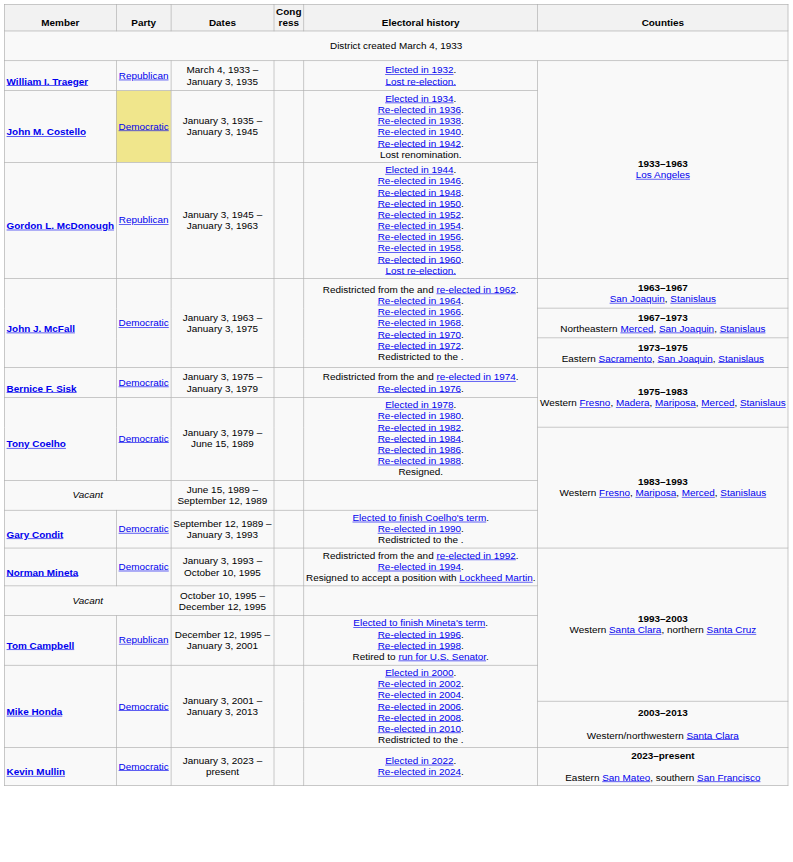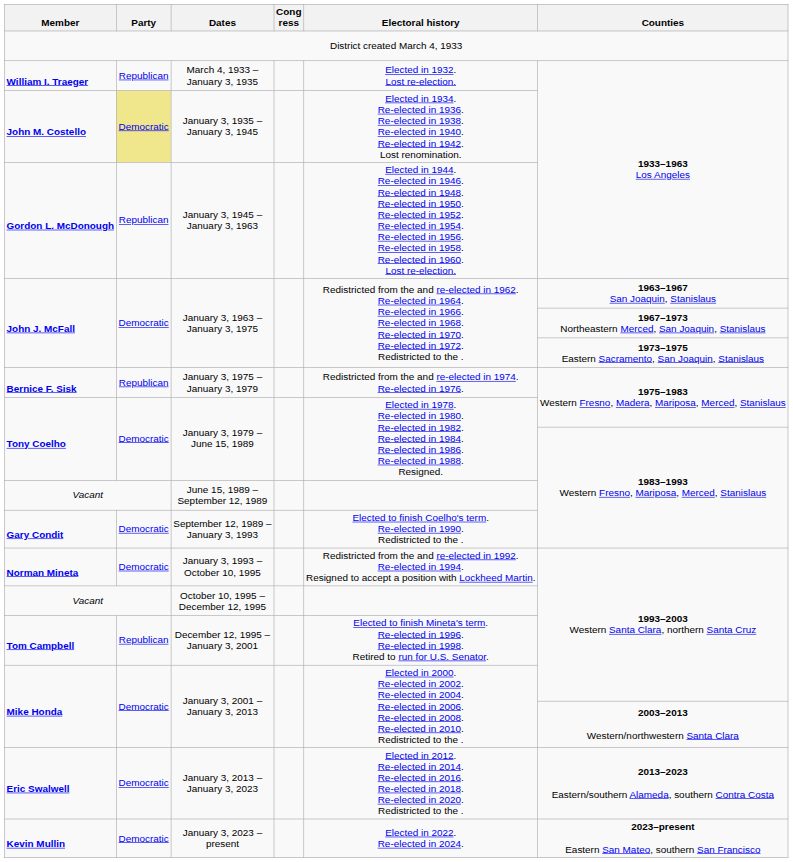(144, 382) Democratic -> (144, 382) Republican
+ row: (38, 789)
